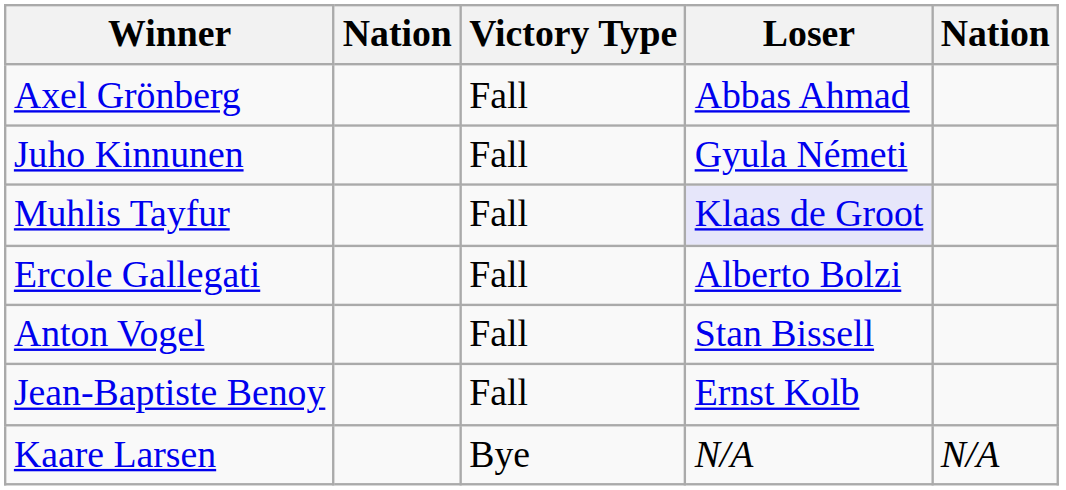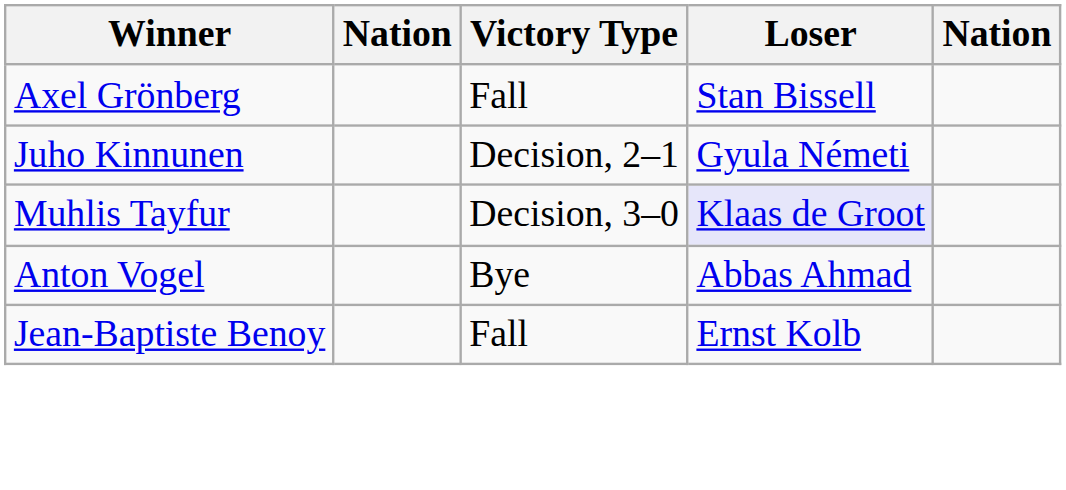(802, 94) Abbas Ahmad -> (786, 94) Stan Bissell
(499, 154) Fall -> (574, 154) Decision, 2–1
(499, 214) Fall -> (574, 214) Decision, 3–0
- row: (137, 273)
(499, 333) Fall -> (500, 273) Bye
(784, 333) Stan Bissell -> (804, 273) Abbas Ahmad
- row: (115, 453)
